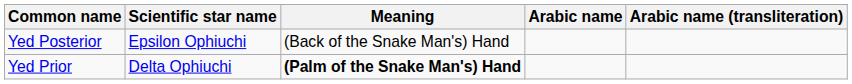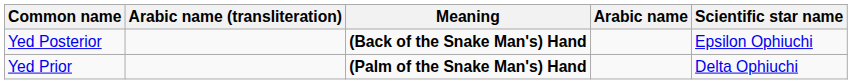columns swapped: (737, 16) <-> (203, 16)
(397, 41) normal -> (468, 41) bold
